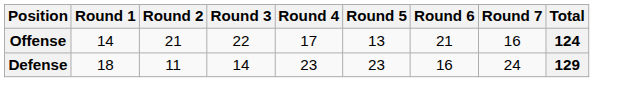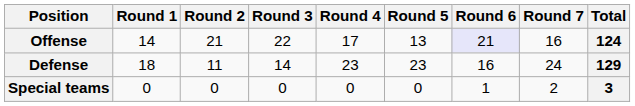(444, 40) no background -> (486, 40) lavender background
+ row: (59, 88)
